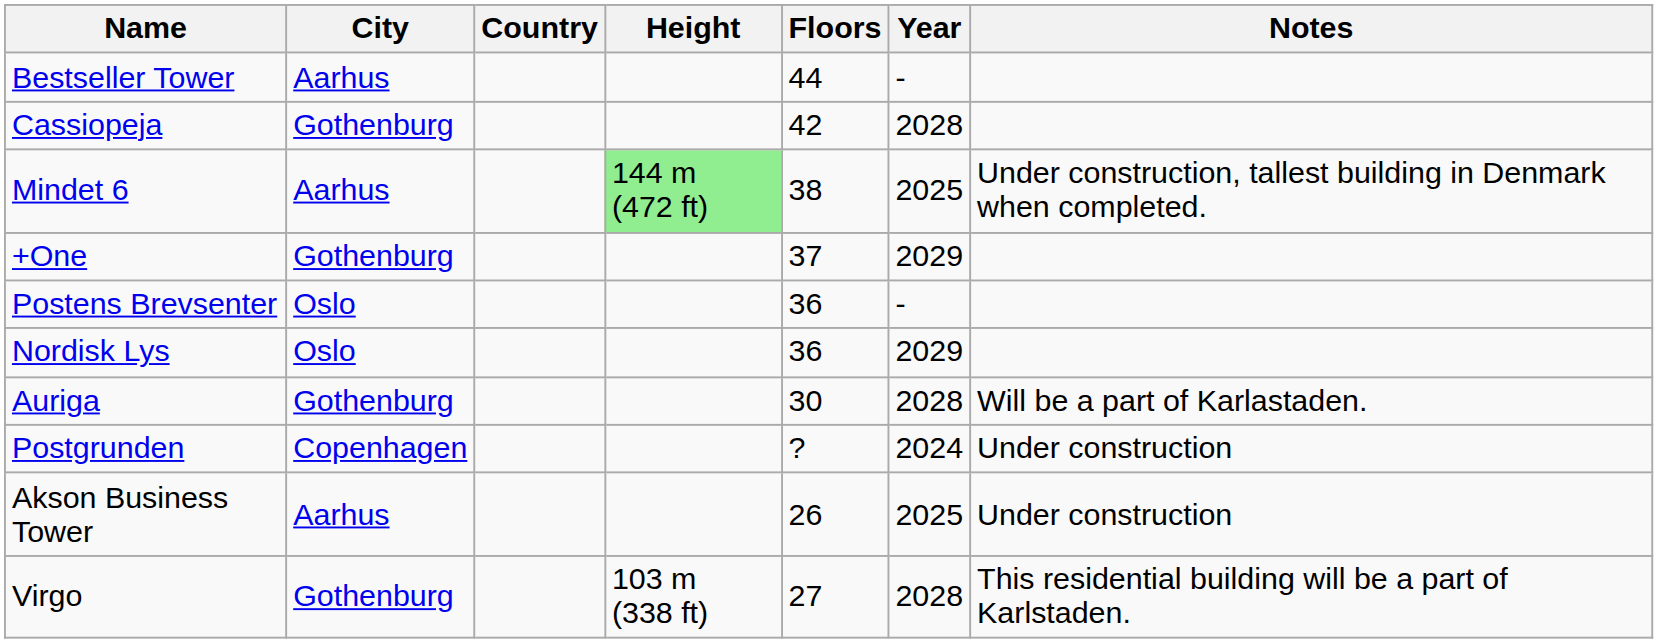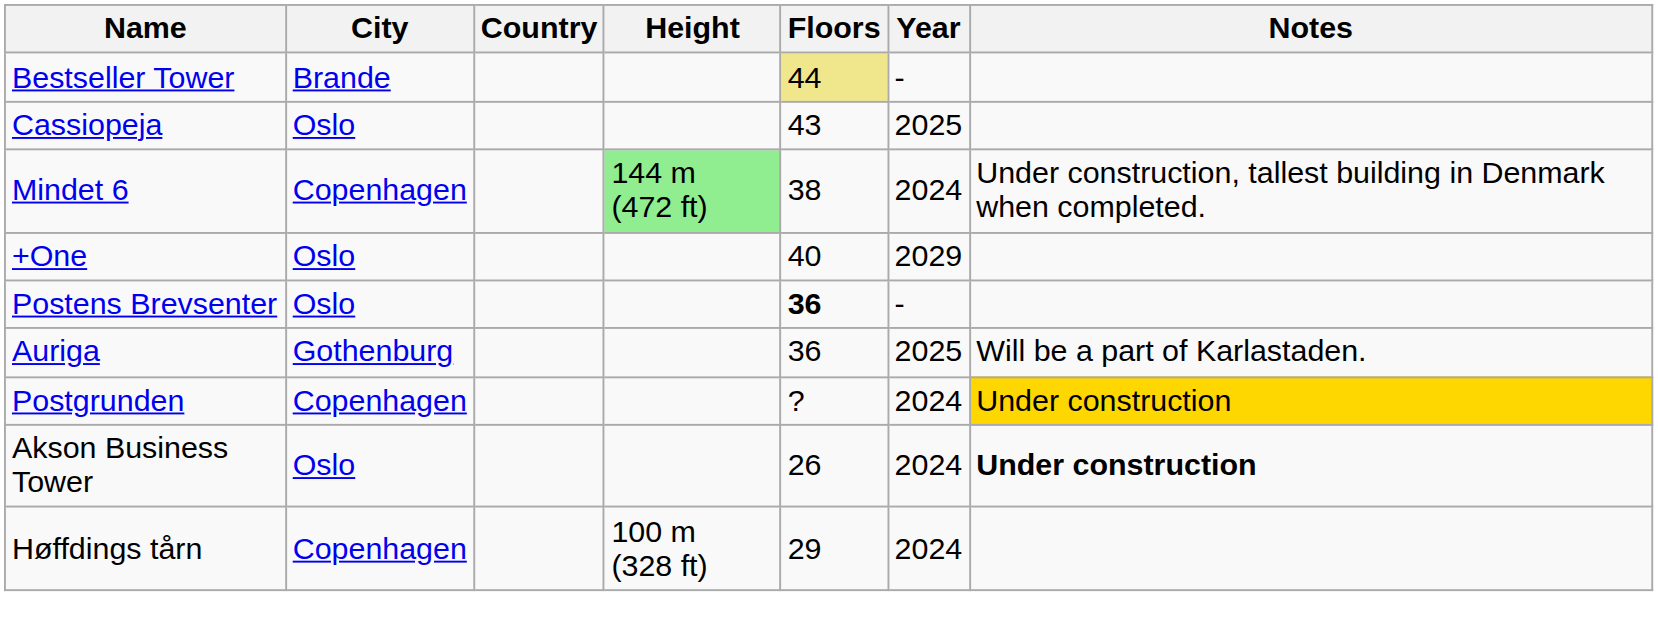(341, 76) Aarhus -> (342, 76) Brande
(805, 76) no background -> (805, 76) khaki background
(374, 125) Gothenburg -> (324, 125) Oslo
(805, 125) 42 -> (805, 125) 43
(929, 125) 2028 -> (928, 125) 2025
(341, 190) Aarhus -> (380, 190) Copenhagen
(929, 190) 2025 -> (928, 190) 2024
(374, 255) Gothenburg -> (324, 255) Oslo
(805, 255) 37 -> (805, 255) 40
(805, 303) normal -> (805, 303) bold
- row: (91, 352)
(805, 400) 30 -> (805, 352) 36
(929, 400) 2028 -> (928, 352) 2025
(1105, 448) no background -> (1104, 400) gold background
(341, 513) Aarhus -> (324, 465) Oslo
(929, 513) 2025 -> (928, 465) 2024
(1105, 513) normal -> (1116, 465) bold
- row: (47, 596)
+ row: (107, 548)
